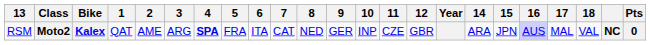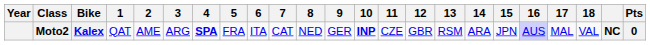columns swapped: (451, 13) <-> (19, 13)
(367, 31) normal -> (366, 31) bold
